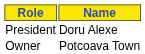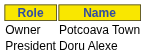rows swapped: (23, 46) <-> (31, 30)
